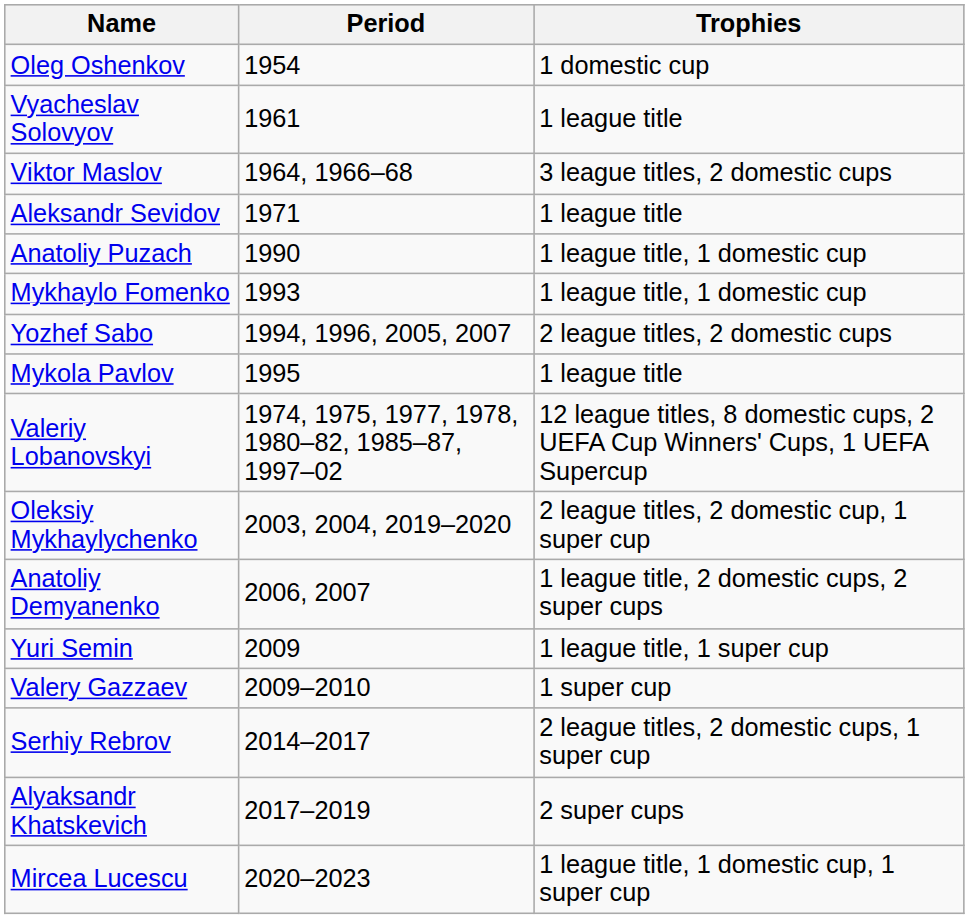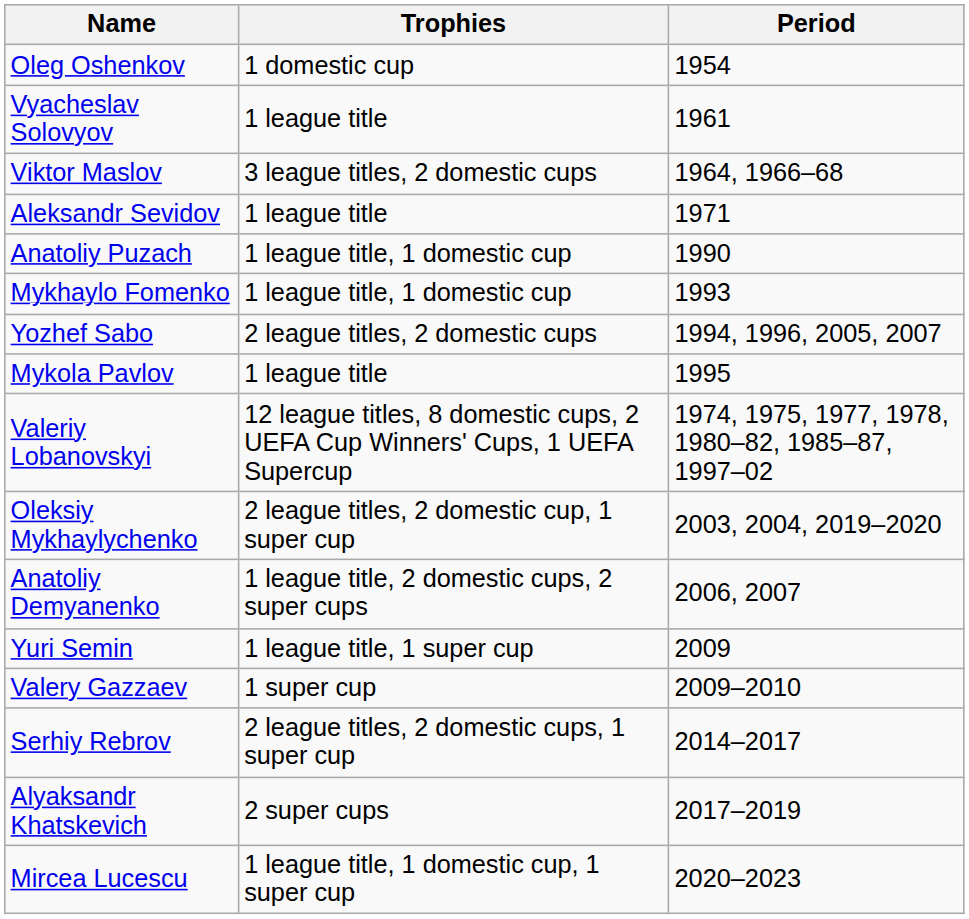columns swapped: (386, 24) <-> (749, 24)
